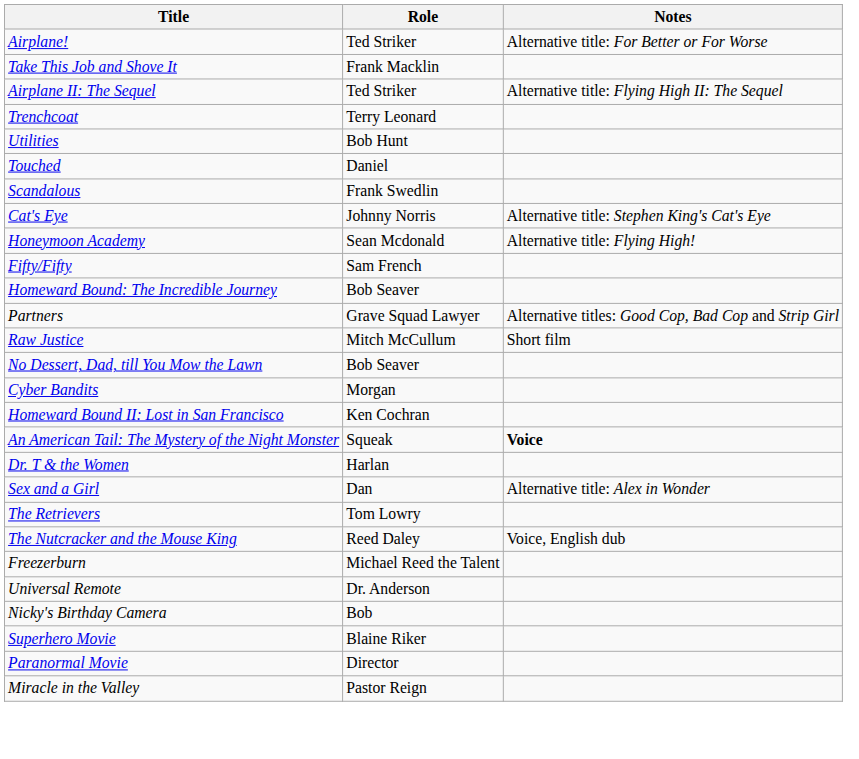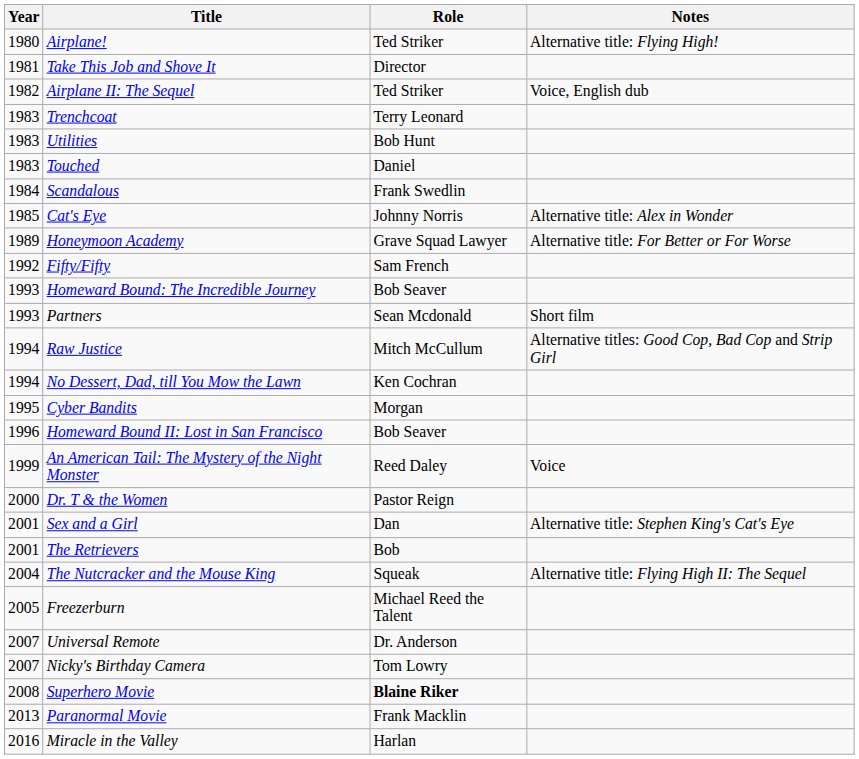+ column: (24, 16)
(637, 41) Alternative title: For Better or For Worse -> (624, 41) Alternative title: Flying High!
(393, 66) Frank Macklin -> (400, 66) Director
(645, 91) Alternative title: Flying High II: The Sequel -> (589, 91) Voice, English dub
(639, 215) Alternative title: Stephen King's Cat's Eye -> (632, 215) Alternative title: Alex in Wonder
(395, 240) Sean Mcdonald -> (440, 240) Grave Squad Lawyer
(601, 240) Alternative title: Flying High! -> (660, 240) Alternative title: For Better or For Worse
(413, 315) Grave Squad Lawyer -> (422, 315) Sean Mcdonald
(673, 315) Alternative titles: Good Cop, Bad Cop and Strip Girl -> (562, 315) Short film
(539, 340) Short film -> (681, 349) Alternative titles: Good Cop, Bad Cop and Strip Girl
(383, 365) Bob Seaver -> (415, 382) Ken Cochran
(388, 414) Ken Cochran -> (410, 432) Bob Seaver
(369, 439) Squeak -> (410, 466) Reed Daley
(525, 439) bold -> (548, 466) normal
(368, 464) Harlan -> (414, 499) Pastor Reign
(608, 489) Alternative title: Alex in Wonder -> (662, 524) Alternative title: Stephen King's Cat's Eye
(383, 514) Tom Lowry -> (387, 549) Bob
(383, 539) Reed Daley -> (397, 574) Squeak
(566, 539) Voice, English dub -> (668, 574) Alternative title: Flying High II: The Sequel
(359, 613) Bob -> (411, 666) Tom Lowry
(386, 638) normal -> (416, 691) bold
(372, 663) Director -> (420, 716) Frank Macklin
(387, 688) Pastor Reign -> (395, 741) Harlan
